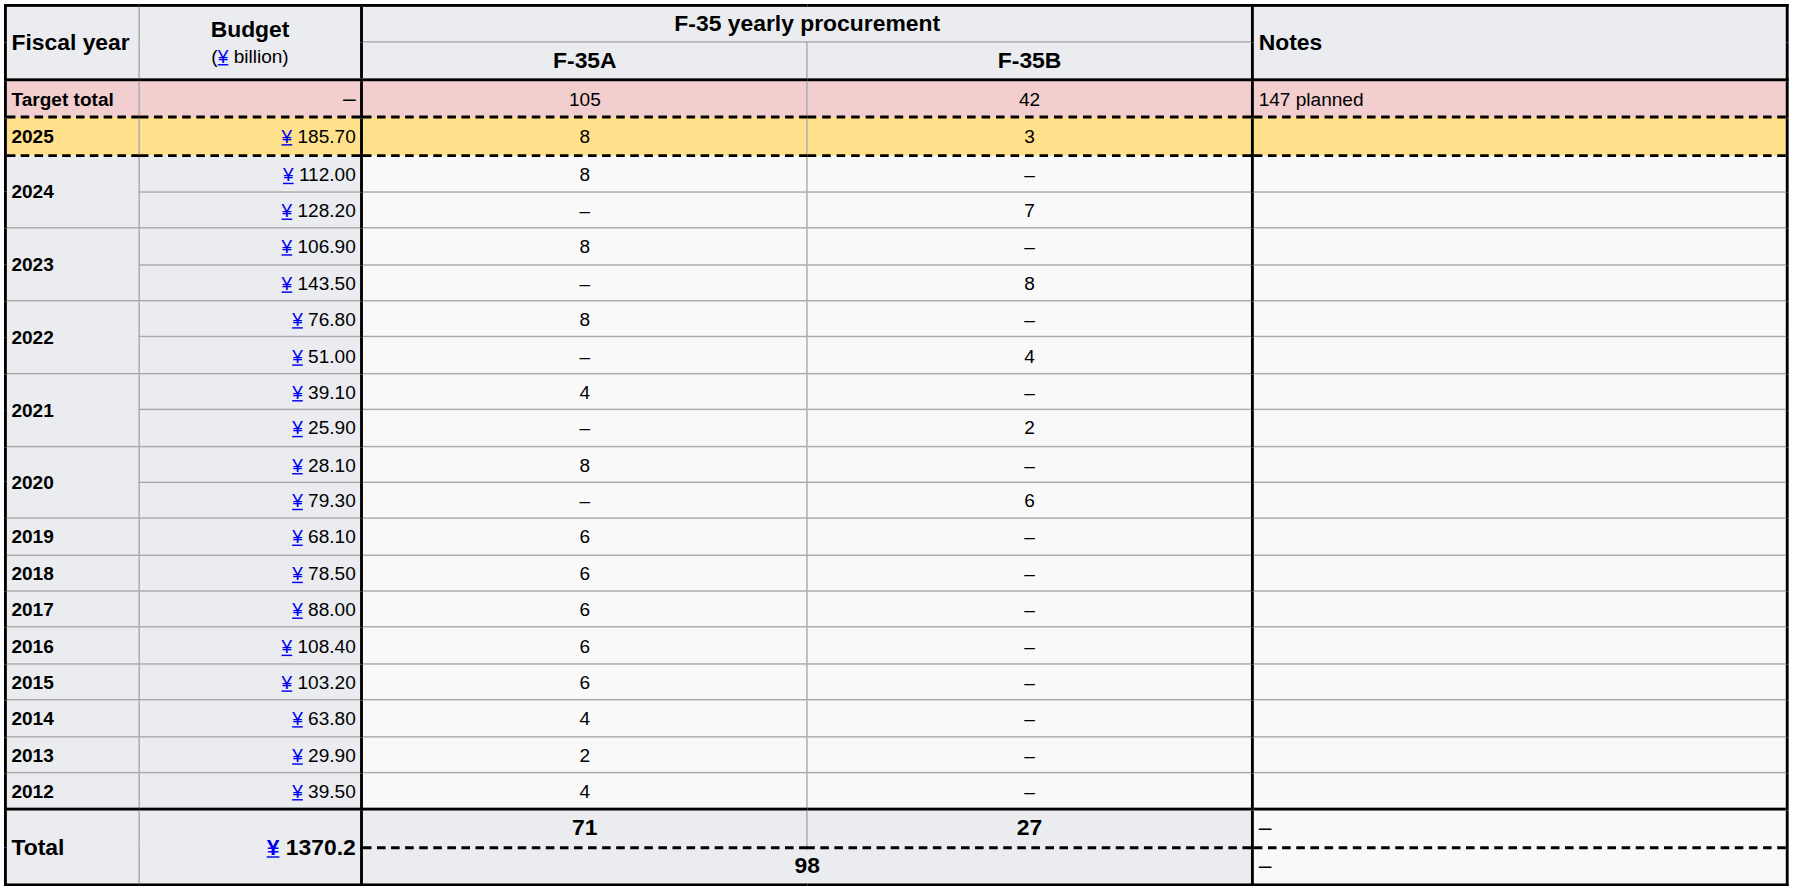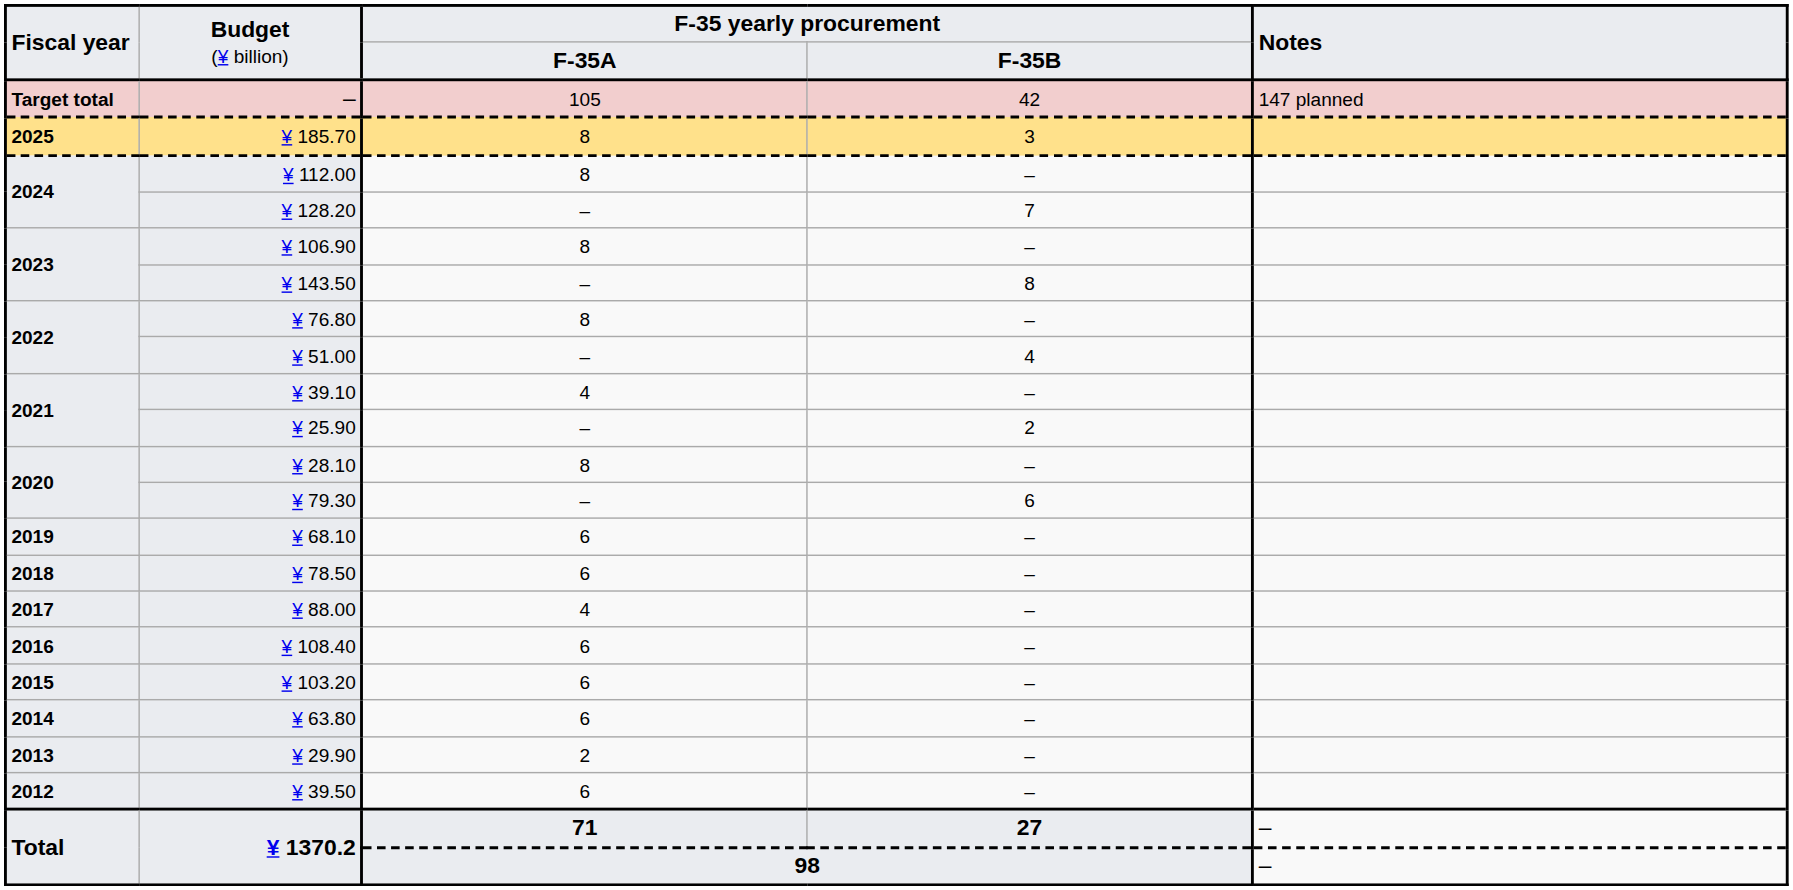(585, 610) 6 -> (585, 610) 4
(585, 719) 4 -> (585, 719) 6
(585, 791) 4 -> (585, 791) 6
